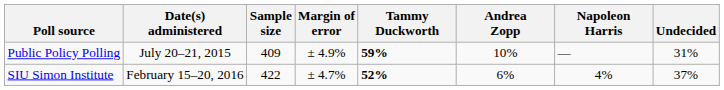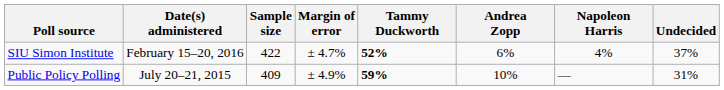rows swapped: (61, 75) <-> (64, 53)
